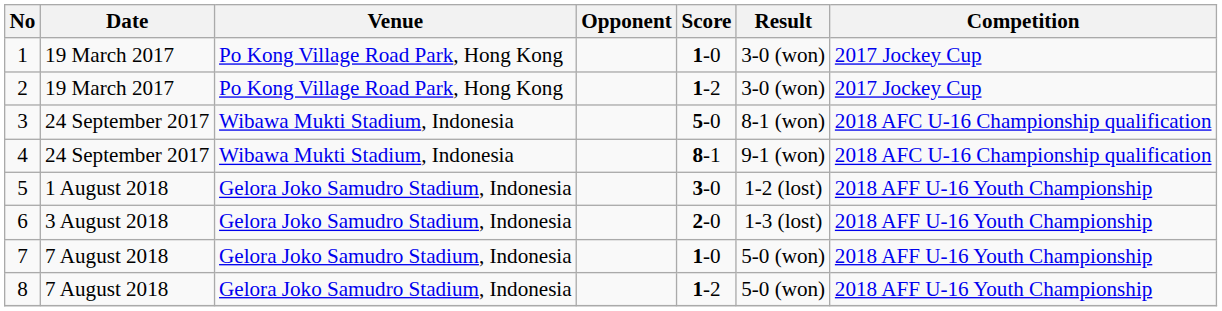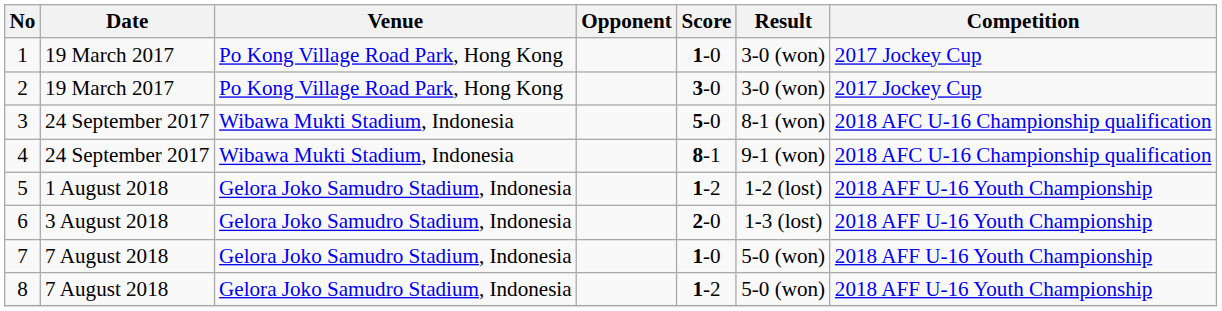(706, 88) 1-2 -> (706, 88) 3-0
(706, 188) 3-0 -> (706, 188) 1-2
